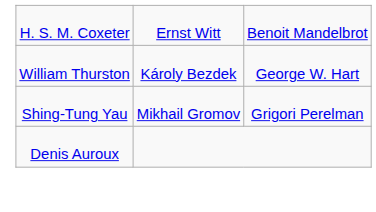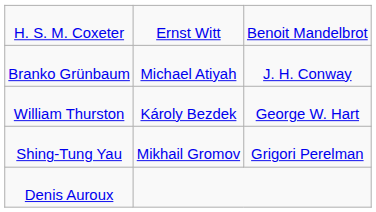+ row: (69, 74)
